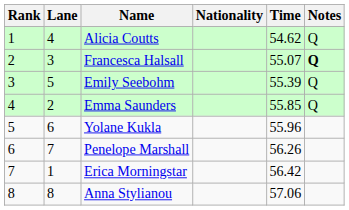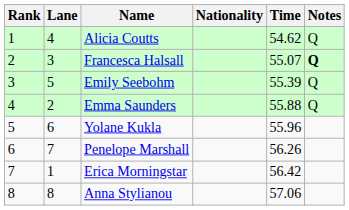(285, 104) 55.85 -> (285, 104) 55.88
